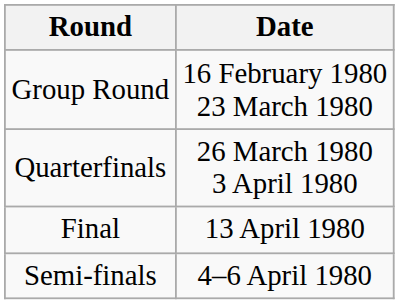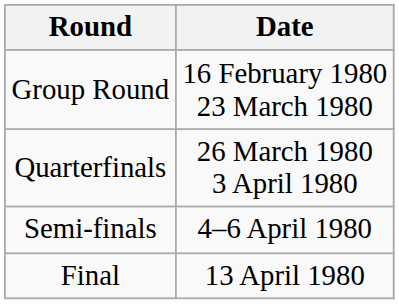rows swapped: (90, 274) <-> (90, 229)
